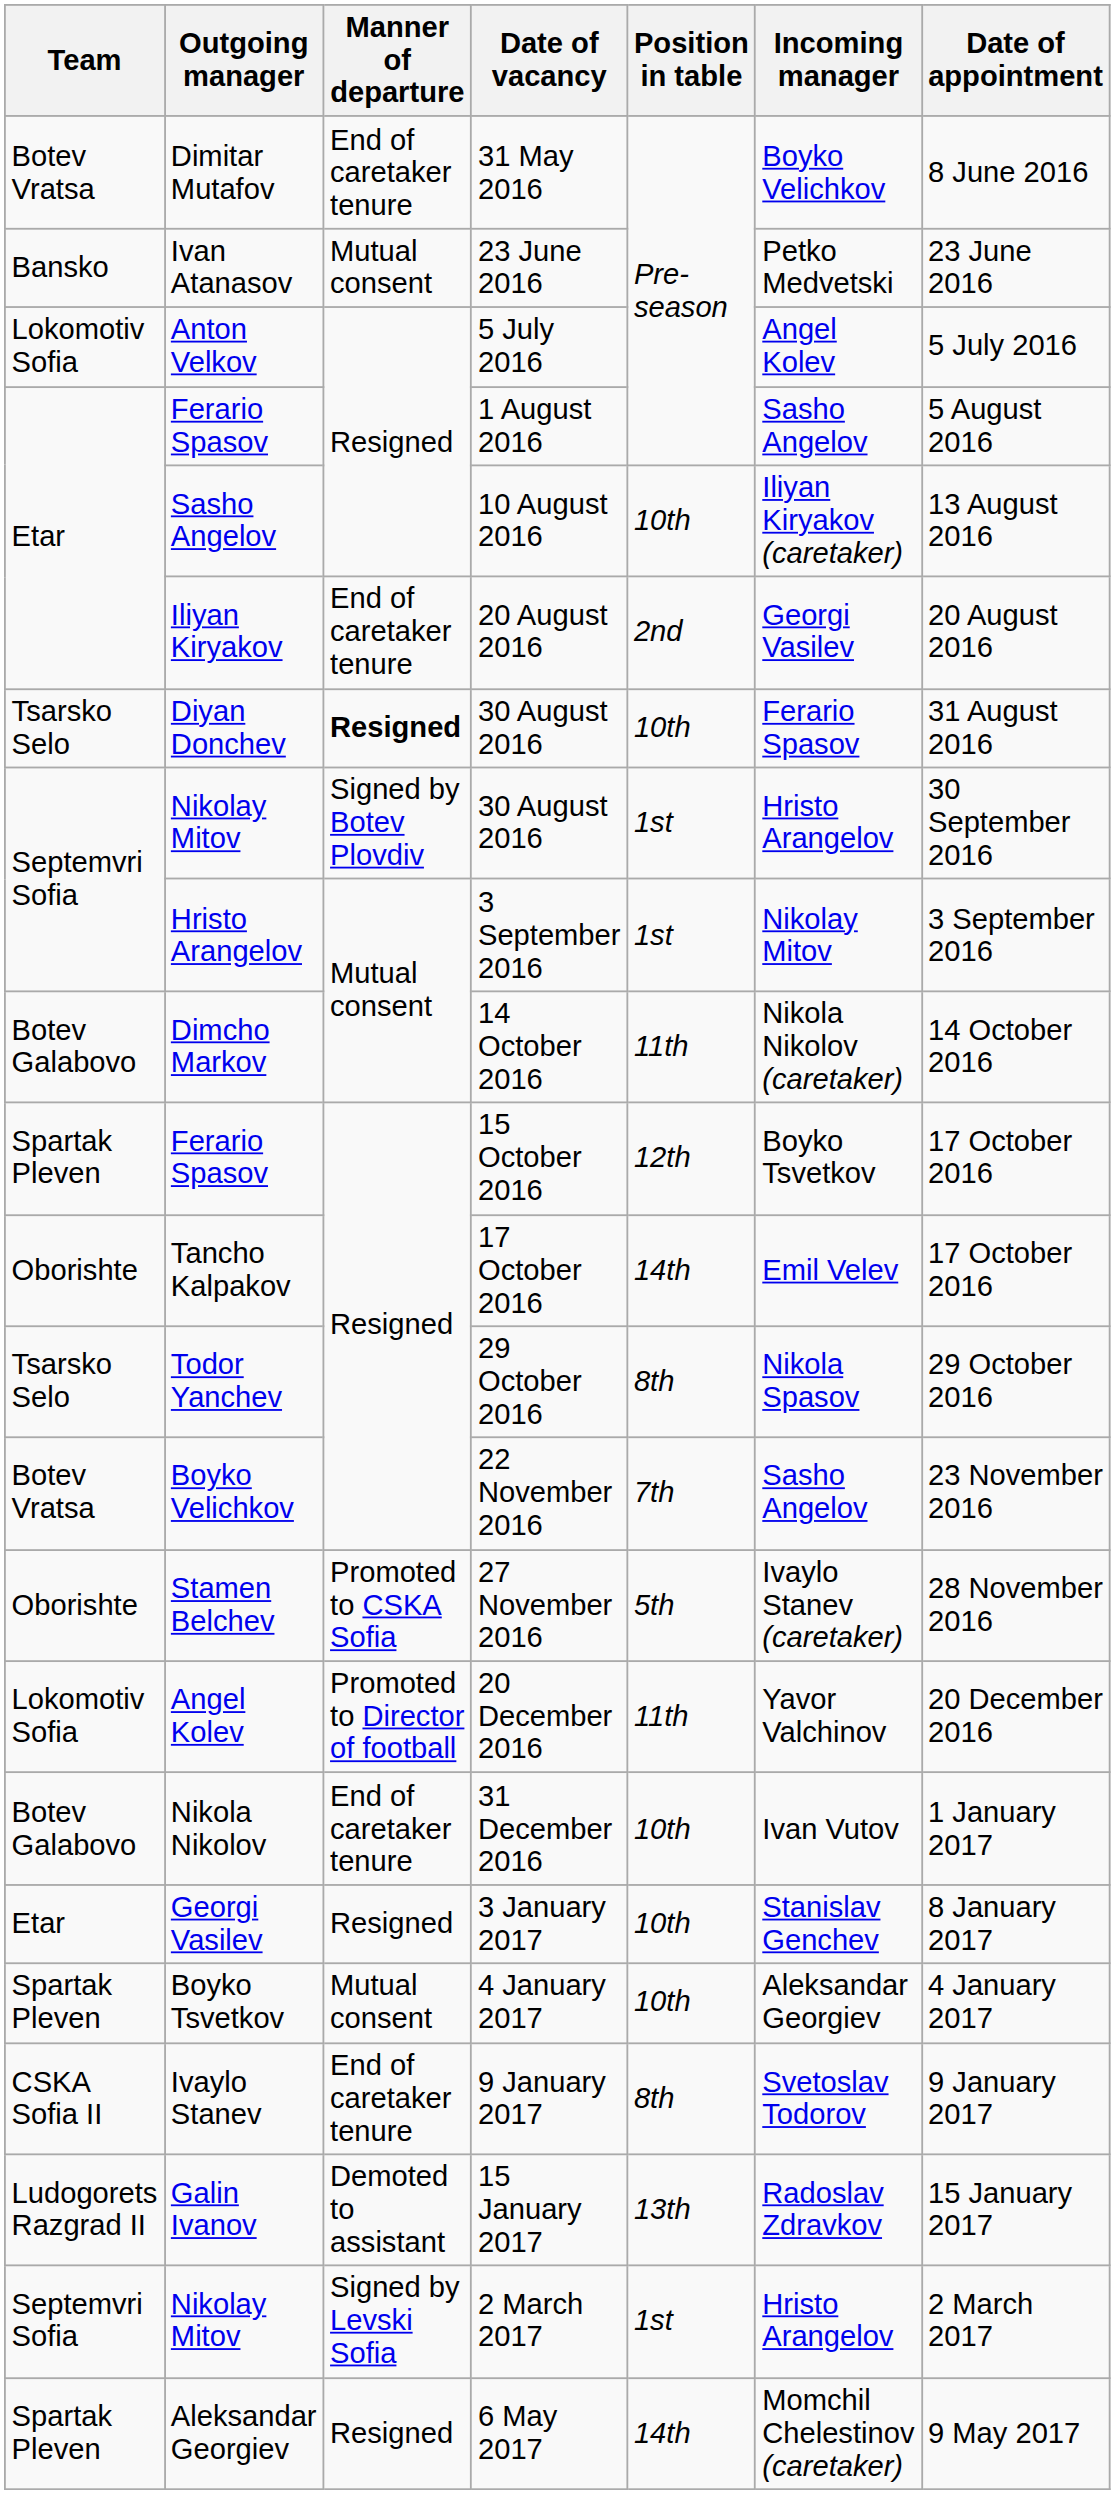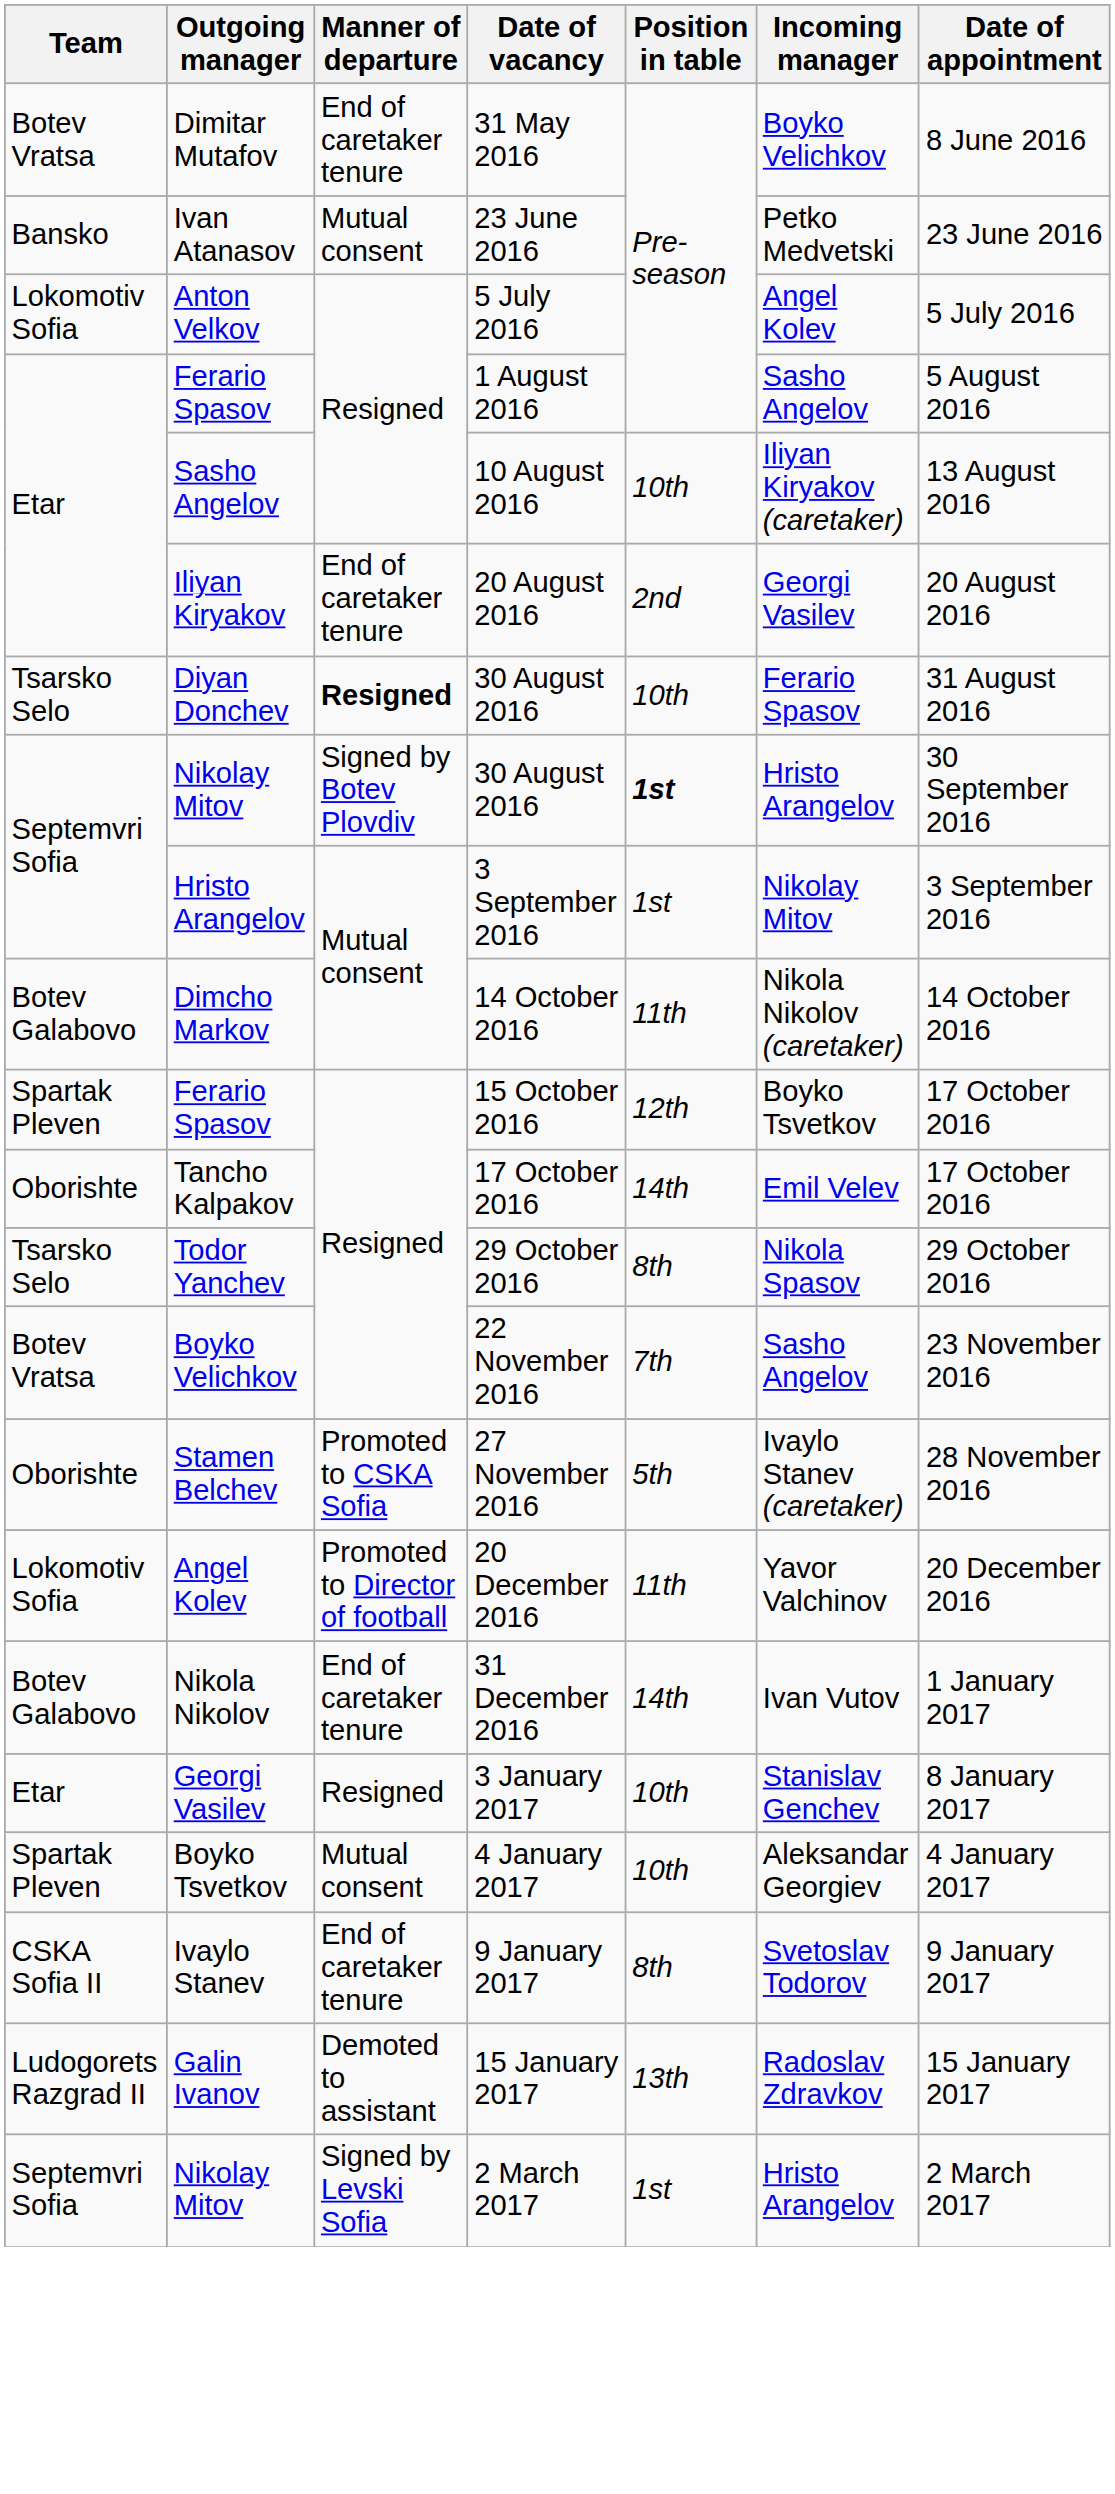(653, 822) normal -> (653, 790) bold
(662, 1828) 10th -> (661, 1697) 14th
- row: (244, 2432)
